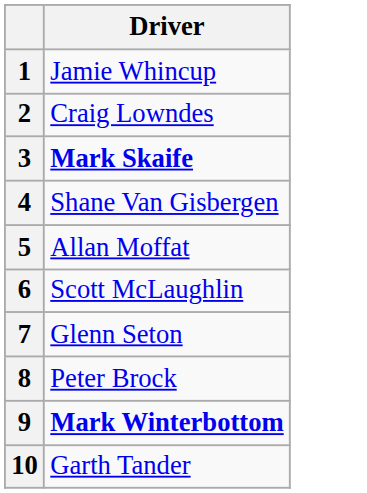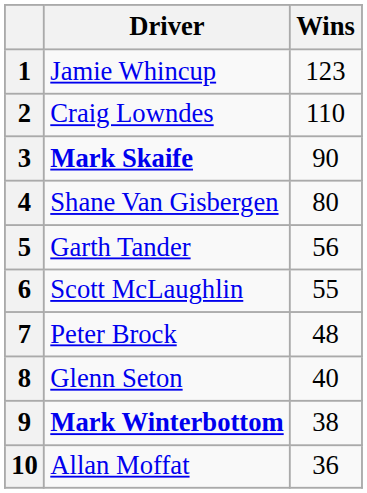+ column: (326, 26)
(120, 246) Allan Moffat -> (120, 246) Garth Tander
(116, 334) Glenn Seton -> (113, 334) Peter Brock
(113, 378) Peter Brock -> (116, 378) Glenn Seton
(120, 466) Garth Tander -> (120, 466) Allan Moffat
